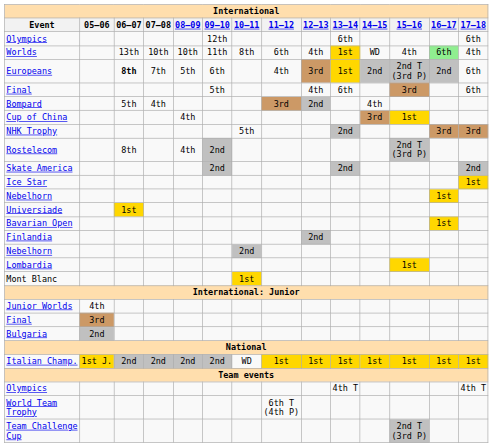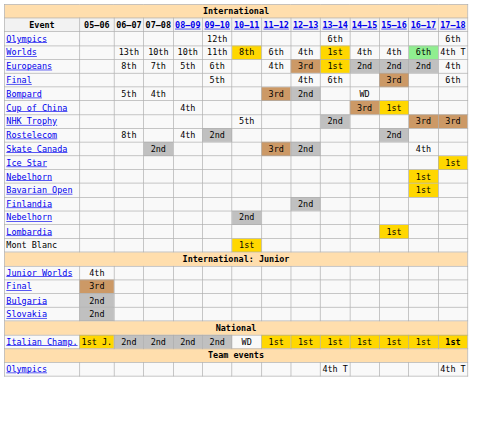(247, 53) no background -> (247, 53) gold background
(375, 53) WD -> (365, 53) 4th
(473, 53) 4th -> (453, 53) 4th T
(129, 71) bold -> (129, 66) normal
(409, 71) 2nd T (3rd P) -> (394, 66) 2nd
(473, 71) 6th -> (453, 66) 4th
(375, 104) 4th -> (365, 94) WD
(409, 150) 2nd T (3rd P) -> (394, 135) 2nd
- row: (39, 168)
+ row: (37, 149)
- row: (34, 210)
+ row: (27, 314)
(473, 361) normal -> (453, 342) bold
- row: (32, 407)
- row: (42, 431)
